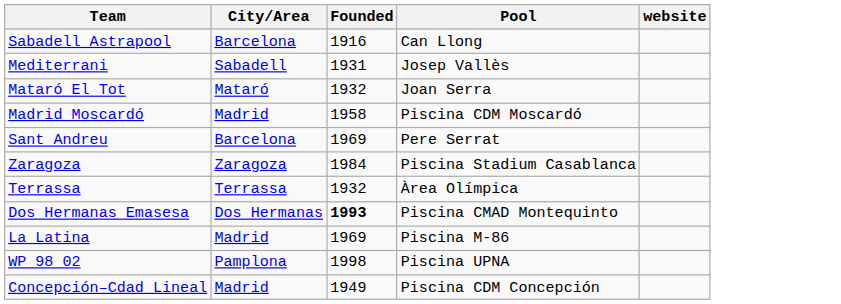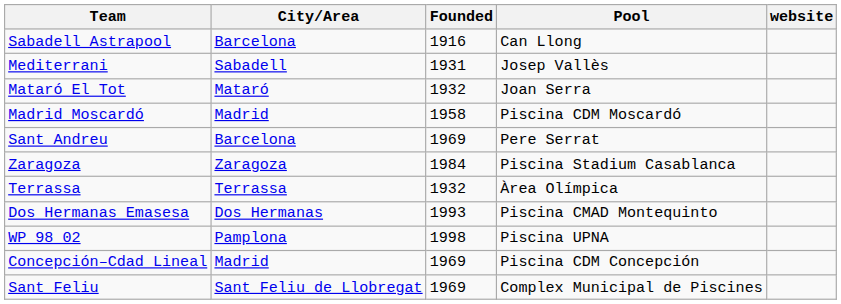(348, 213) bold -> (448, 213) normal
- row: (49, 238)
(348, 287) 1949 -> (448, 263) 1969
+ row: (53, 287)
